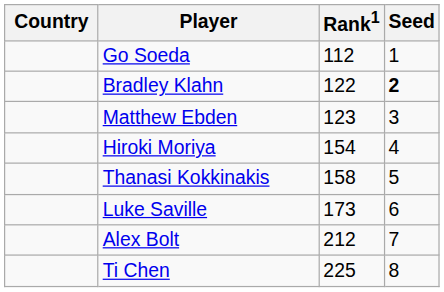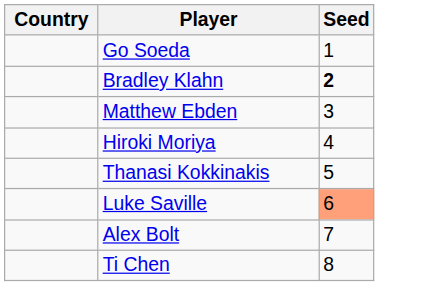- column: (352, 22)
(394, 209) no background -> (329, 204) lightsalmon background
